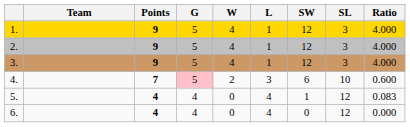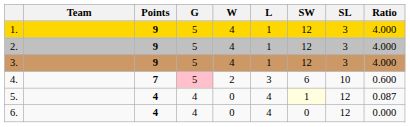(307, 96) no background -> (307, 96) lightyellow background
(385, 96) 0.083 -> (385, 96) 0.087
